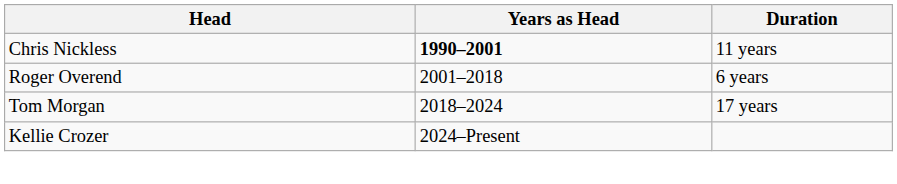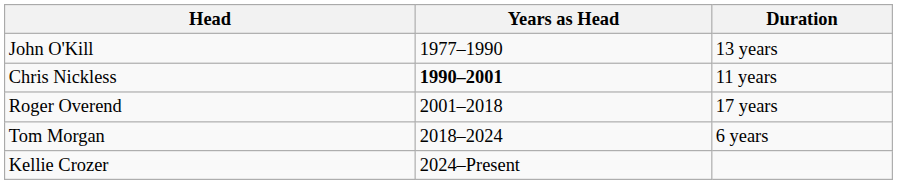+ row: (51, 48)
(742, 77) 6 years -> (747, 106) 17 years
(747, 106) 17 years -> (742, 135) 6 years
